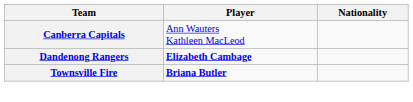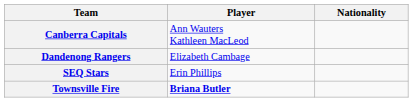(209, 56) bold -> (210, 56) normal
+ row: (86, 72)
